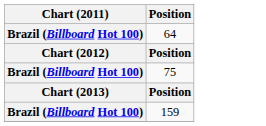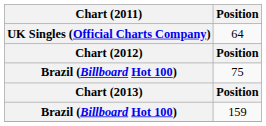(75, 33) Brazil (Billboard Hot 100) -> (109, 33) UK Singles (Official Charts Company)
